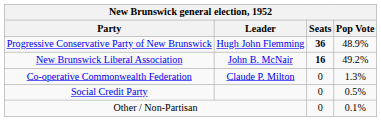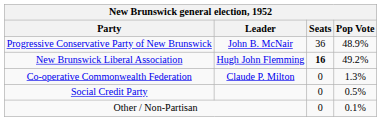(260, 44) Hugh John Flemming -> (260, 44) John B. McNair
(320, 44) bold -> (320, 44) normal
(260, 60) John B. McNair -> (260, 60) Hugh John Flemming
